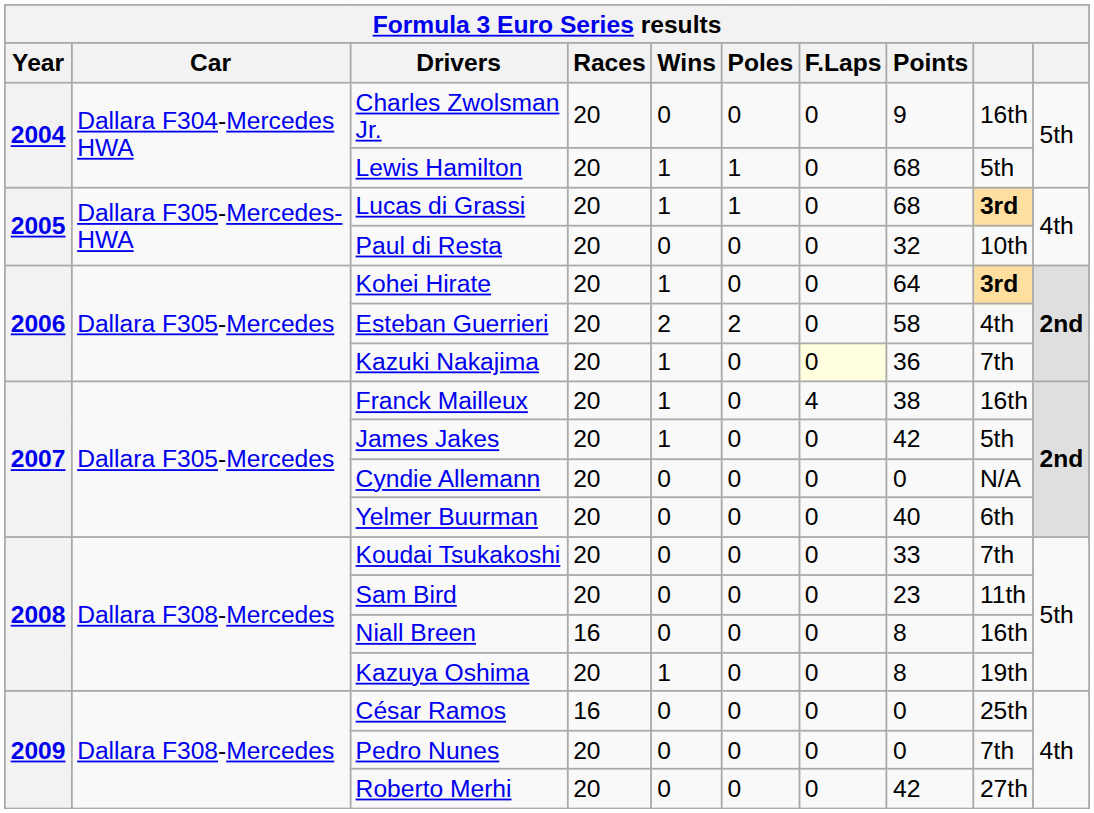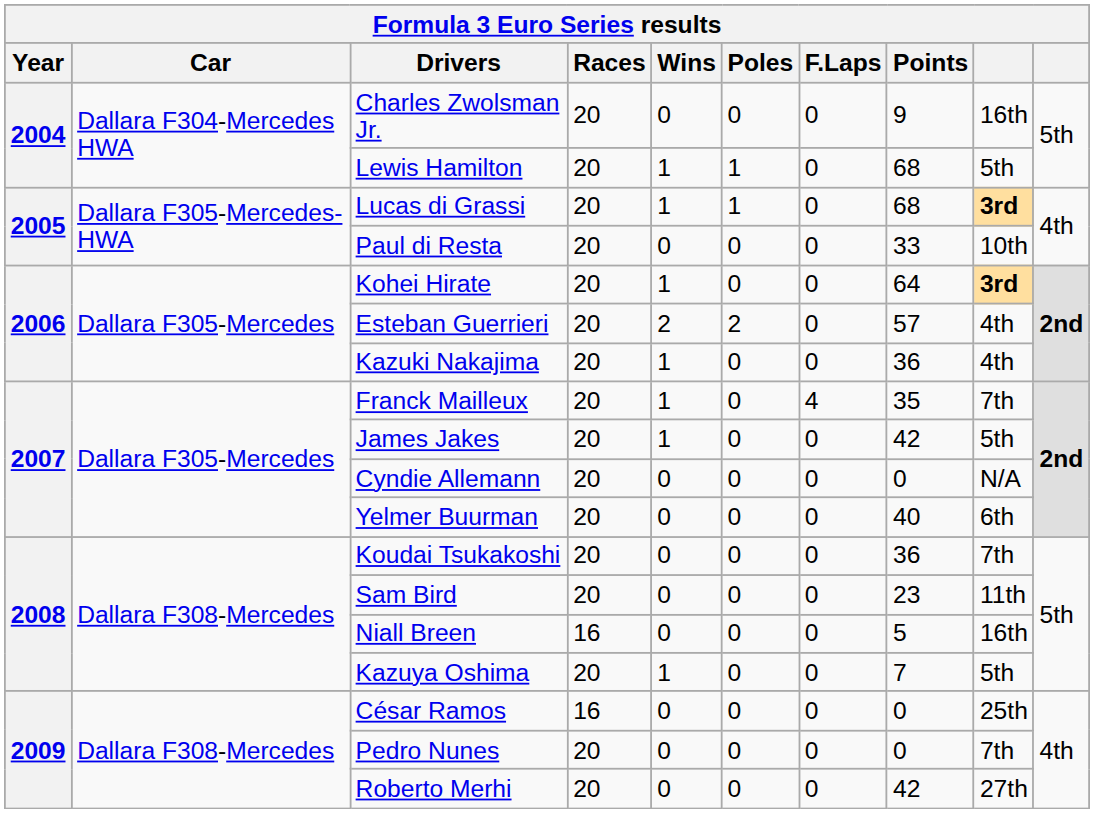(907, 245) 32 -> (907, 245) 33
(907, 323) 58 -> (907, 323) 57
(812, 361) lightyellow background -> (812, 361) no background
(997, 361) 7th -> (997, 361) 4th
(907, 400) 38 -> (907, 400) 35
(1004, 400) 16th -> (997, 400) 7th
(907, 555) 33 -> (907, 555) 36
(900, 633) 8 -> (900, 633) 5
(900, 672) 8 -> (900, 672) 7
(1004, 672) 19th -> (997, 672) 5th
